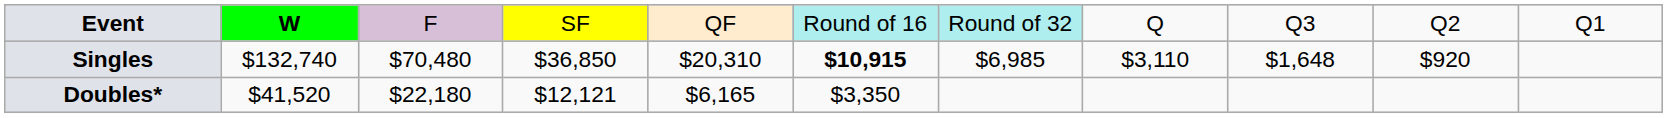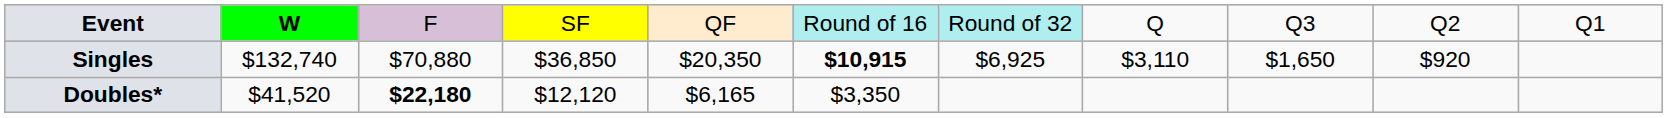(430, 59) $70,480 -> (430, 59) $70,880
(720, 59) $20,310 -> (720, 59) $20,350
(1010, 59) $6,985 -> (1010, 59) $6,925
(1300, 59) $1,648 -> (1300, 59) $1,650
(430, 95) normal -> (430, 95) bold
(575, 95) $12,121 -> (575, 95) $12,120
